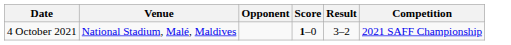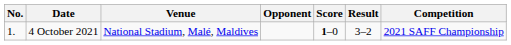+ column: (15, 13)
